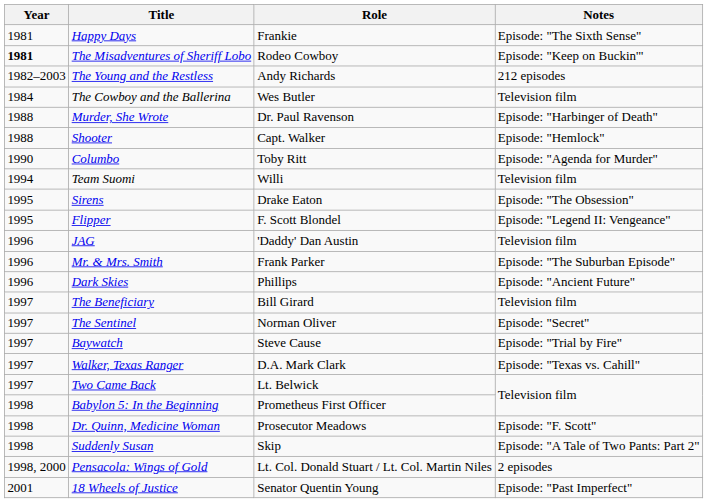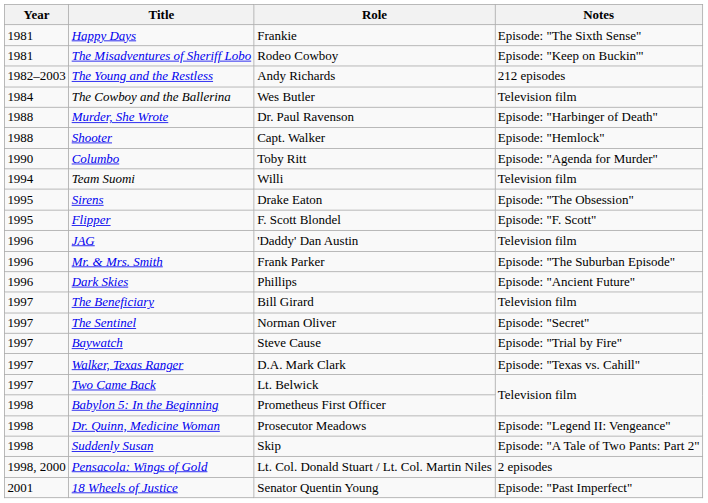(20, 55) bold -> (20, 55) normal
(584, 220) Episode: "Legend II: Vengeance" -> (547, 220) Episode: "F. Scott"
(547, 425) Episode: "F. Scott" -> (584, 425) Episode: "Legend II: Vengeance"
